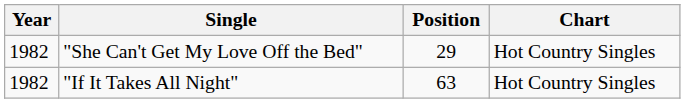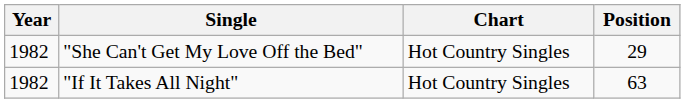columns swapped: (584, 20) <-> (446, 20)
